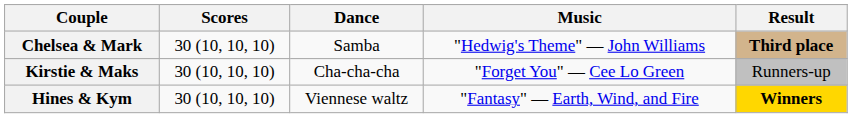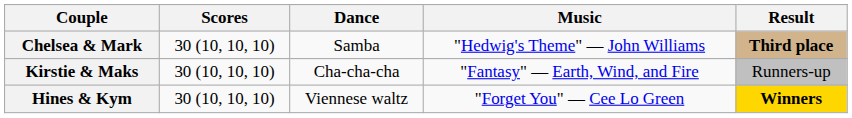(580, 71) "Forget You" — Cee Lo Green -> (580, 71) "Fantasy" — Earth, Wind, and Fire
(580, 98) "Fantasy" — Earth, Wind, and Fire -> (580, 98) "Forget You" — Cee Lo Green
